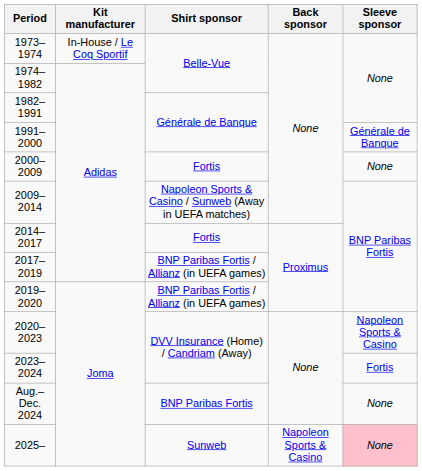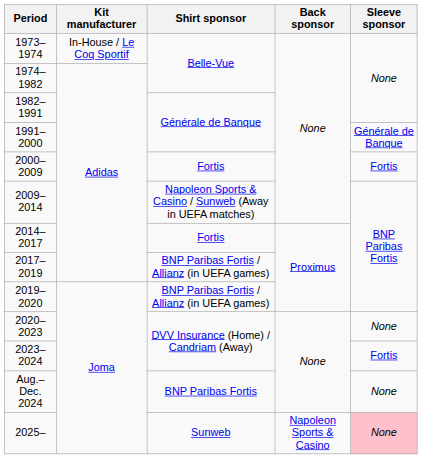(380, 166) None -> (384, 166) Fortis
(380, 332) Napoleon Sports & Casino -> (384, 326) None
